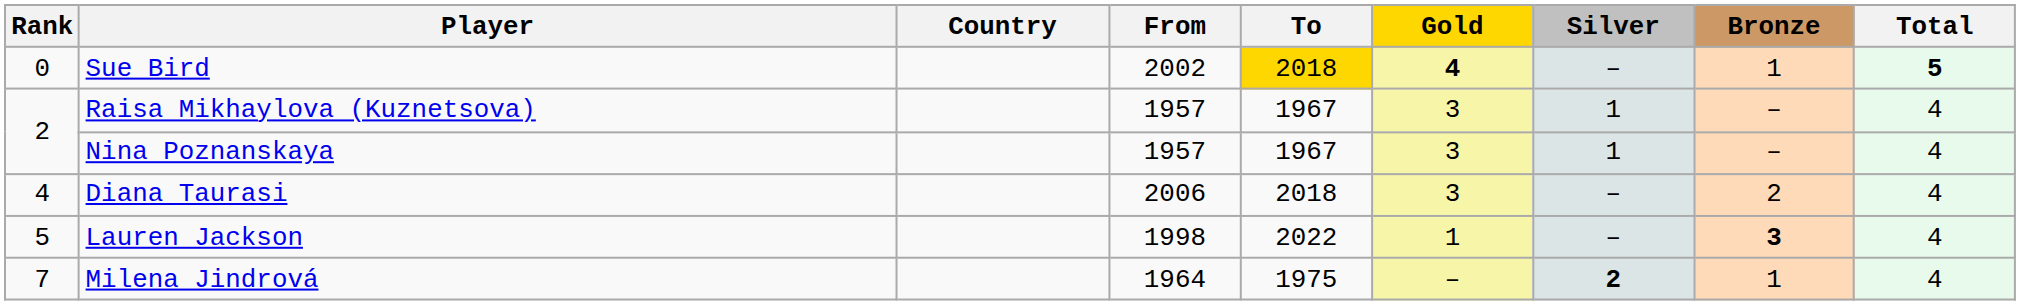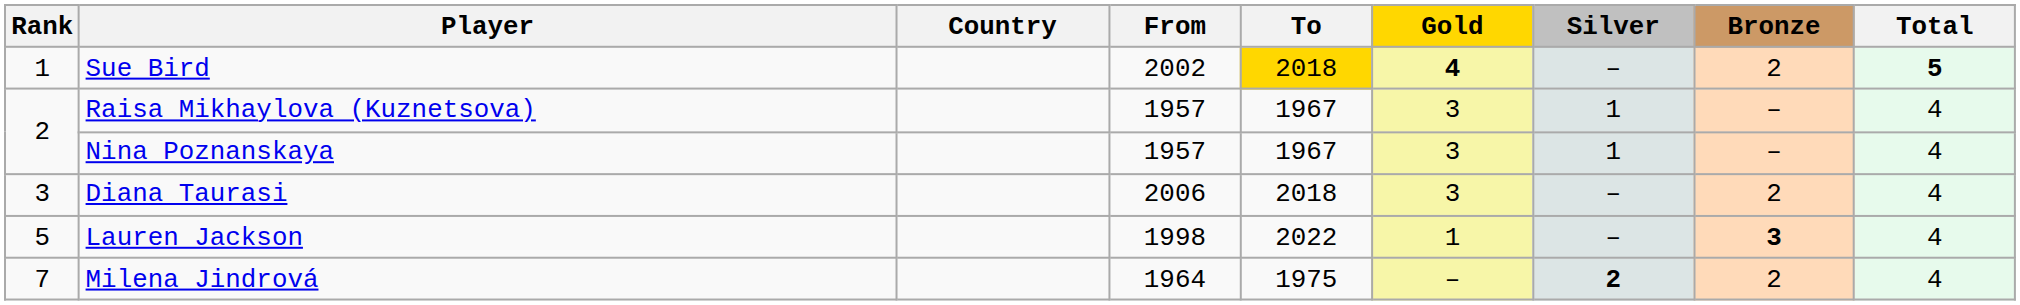(42, 68) 0 -> (42, 68) 1
(1774, 68) 1 -> (1774, 68) 2
(42, 195) 4 -> (42, 195) 3
(1774, 279) 1 -> (1774, 279) 2
